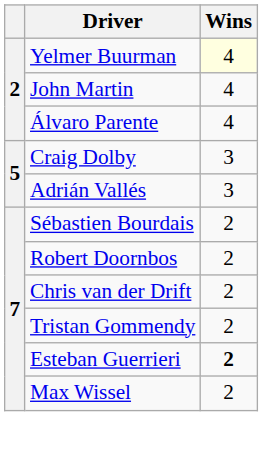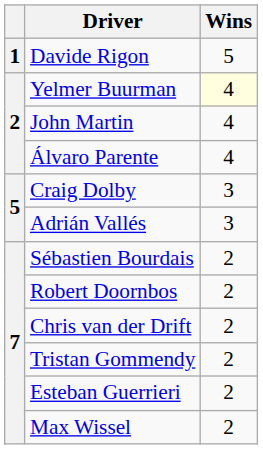+ row: (89, 55)
(229, 359) bold -> (229, 392) normal
